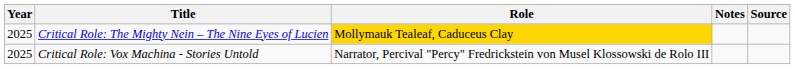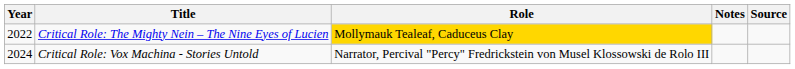(20, 34) 2025 -> (20, 34) 2022
(20, 53) 2025 -> (20, 53) 2024
